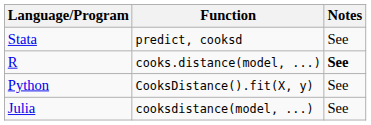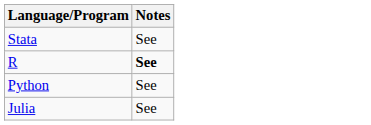- column: (228, 16)
